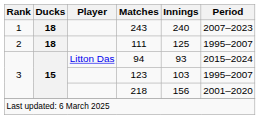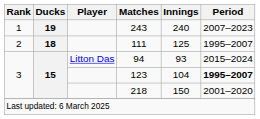(50, 28) 18 -> (50, 28) 19
(181, 75) 103 -> (181, 75) 104
(228, 75) normal -> (228, 75) bold
(181, 91) 156 -> (181, 91) 150
